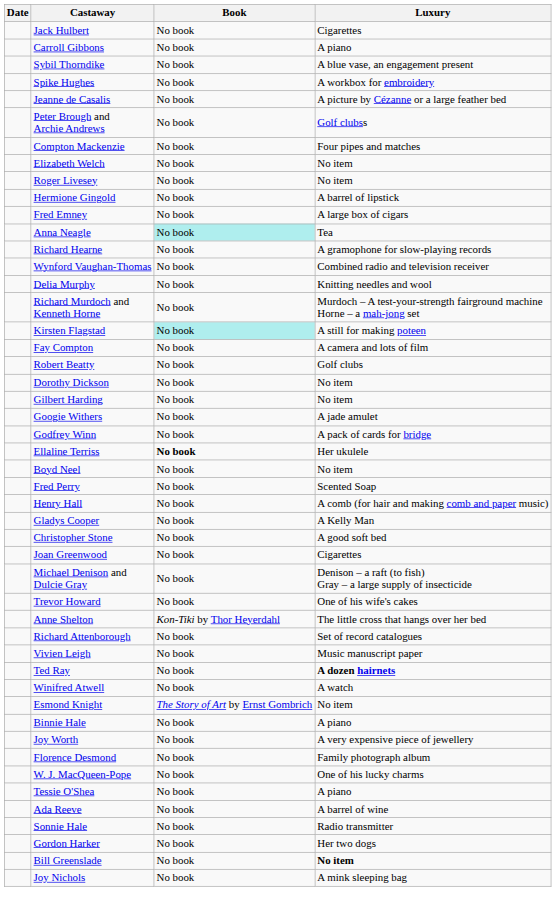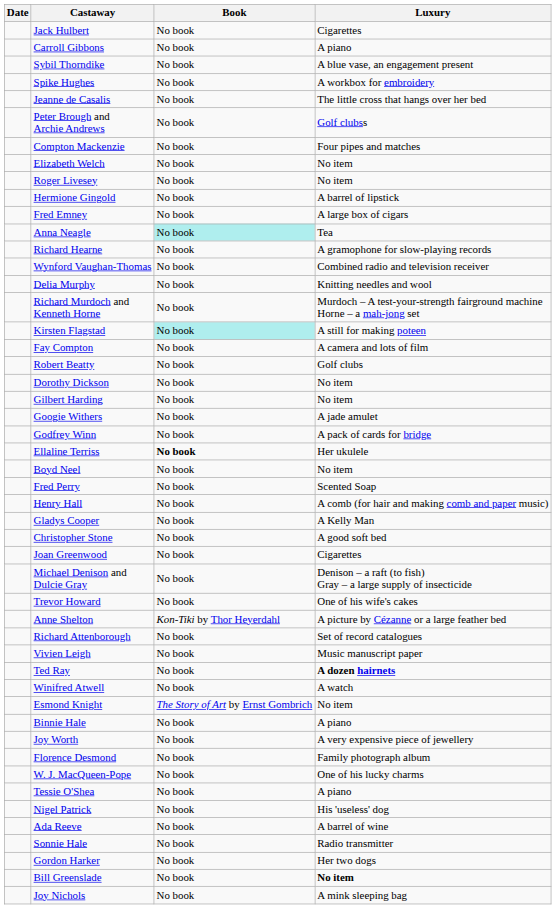(412, 99) A picture by Cézanne or a large feather bed -> (402, 99) The little cross that hangs over her bed
(402, 619) The little cross that hangs over her bed -> (412, 619) A picture by Cézanne or a large feather bed
+ row: (62, 809)
